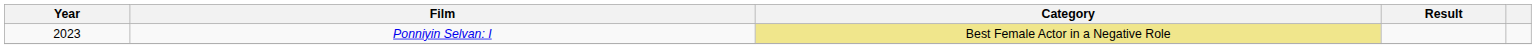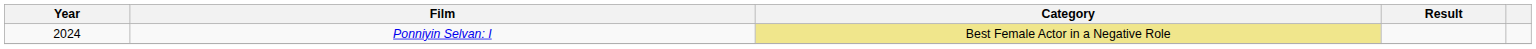(67, 33) 2023 -> (67, 33) 2024
